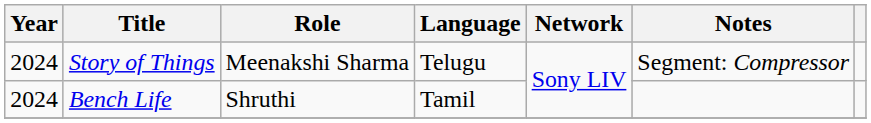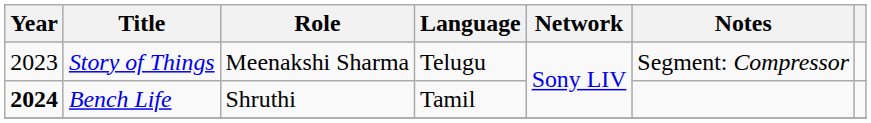(34, 61) 2024 -> (34, 61) 2023
(34, 99) normal -> (34, 99) bold
